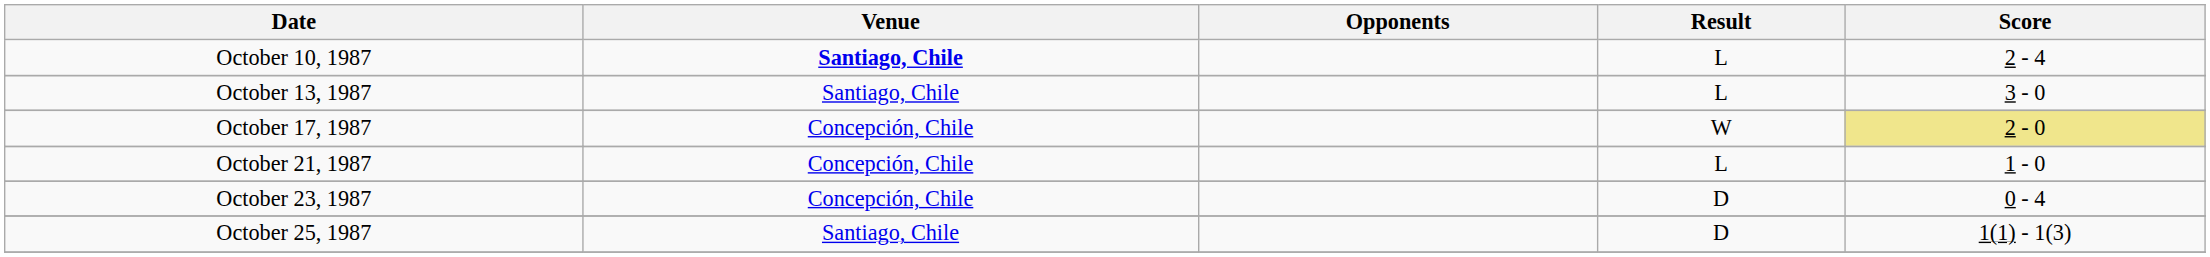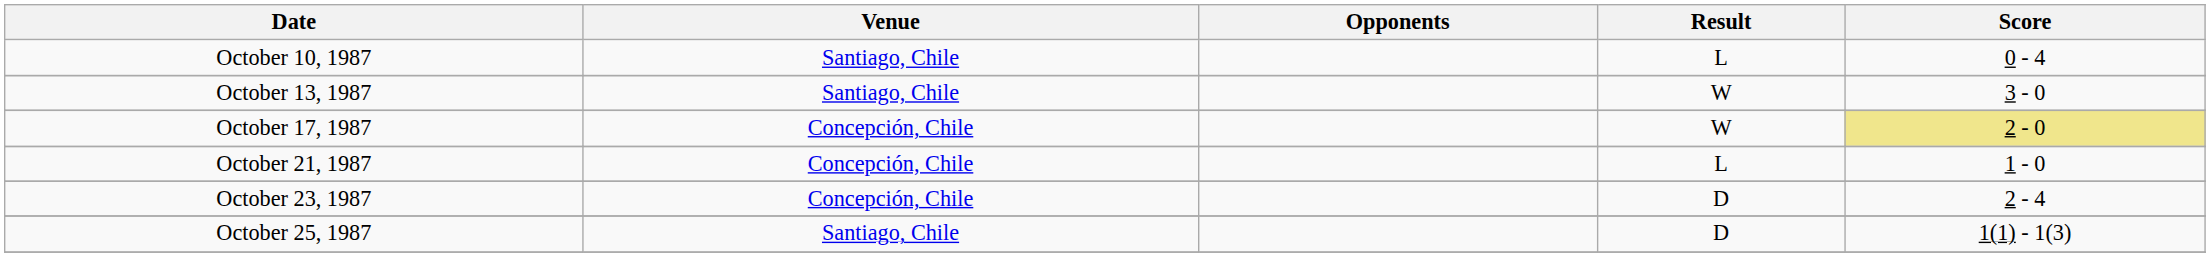(891, 57) bold -> (891, 57) normal
(2025, 57) 2 - 4 -> (2025, 57) 0 - 4
(1721, 92) L -> (1721, 92) W
(2025, 198) 0 - 4 -> (2025, 198) 2 - 4
